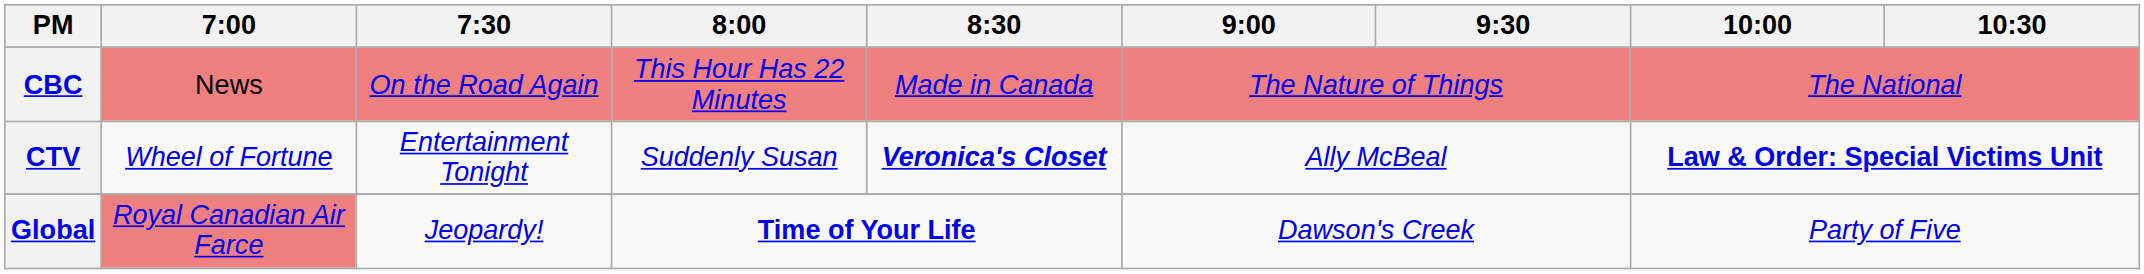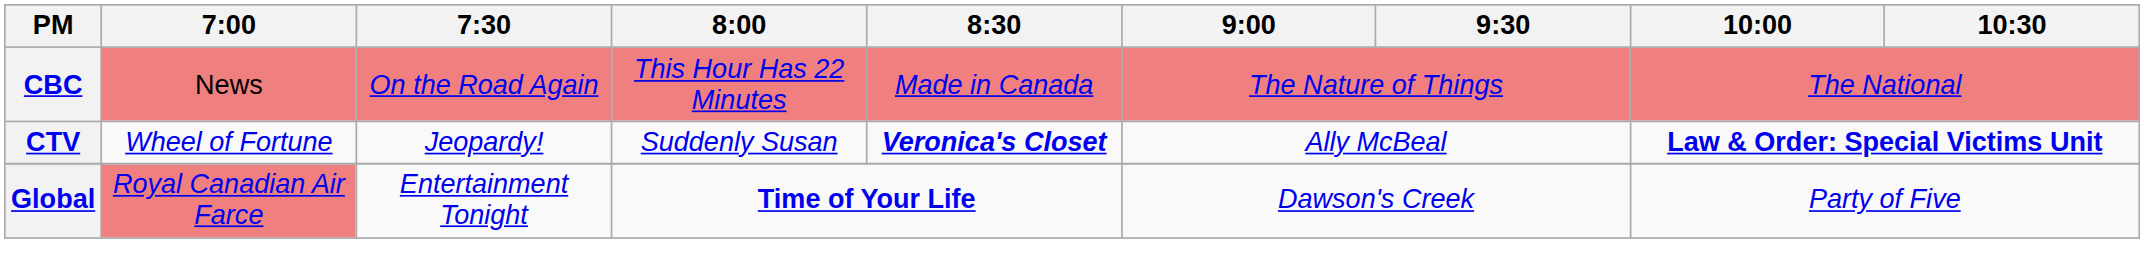(484, 157) Entertainment Tonight -> (484, 142) Jeopardy!
(484, 230) Jeopardy! -> (484, 200) Entertainment Tonight
